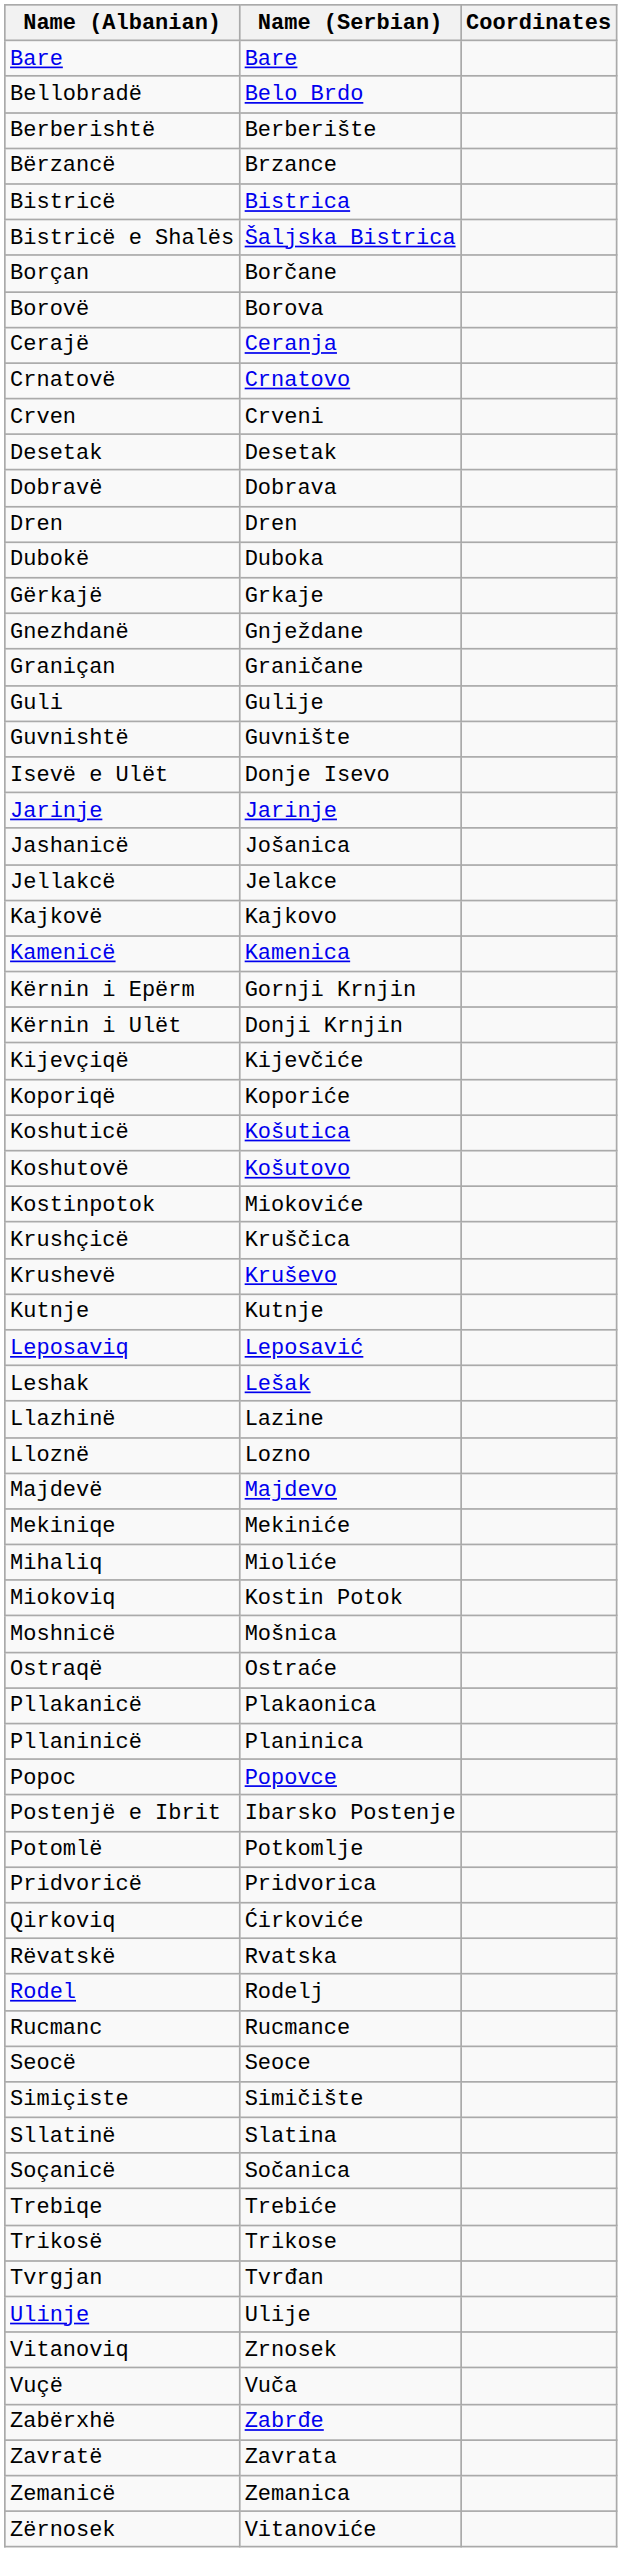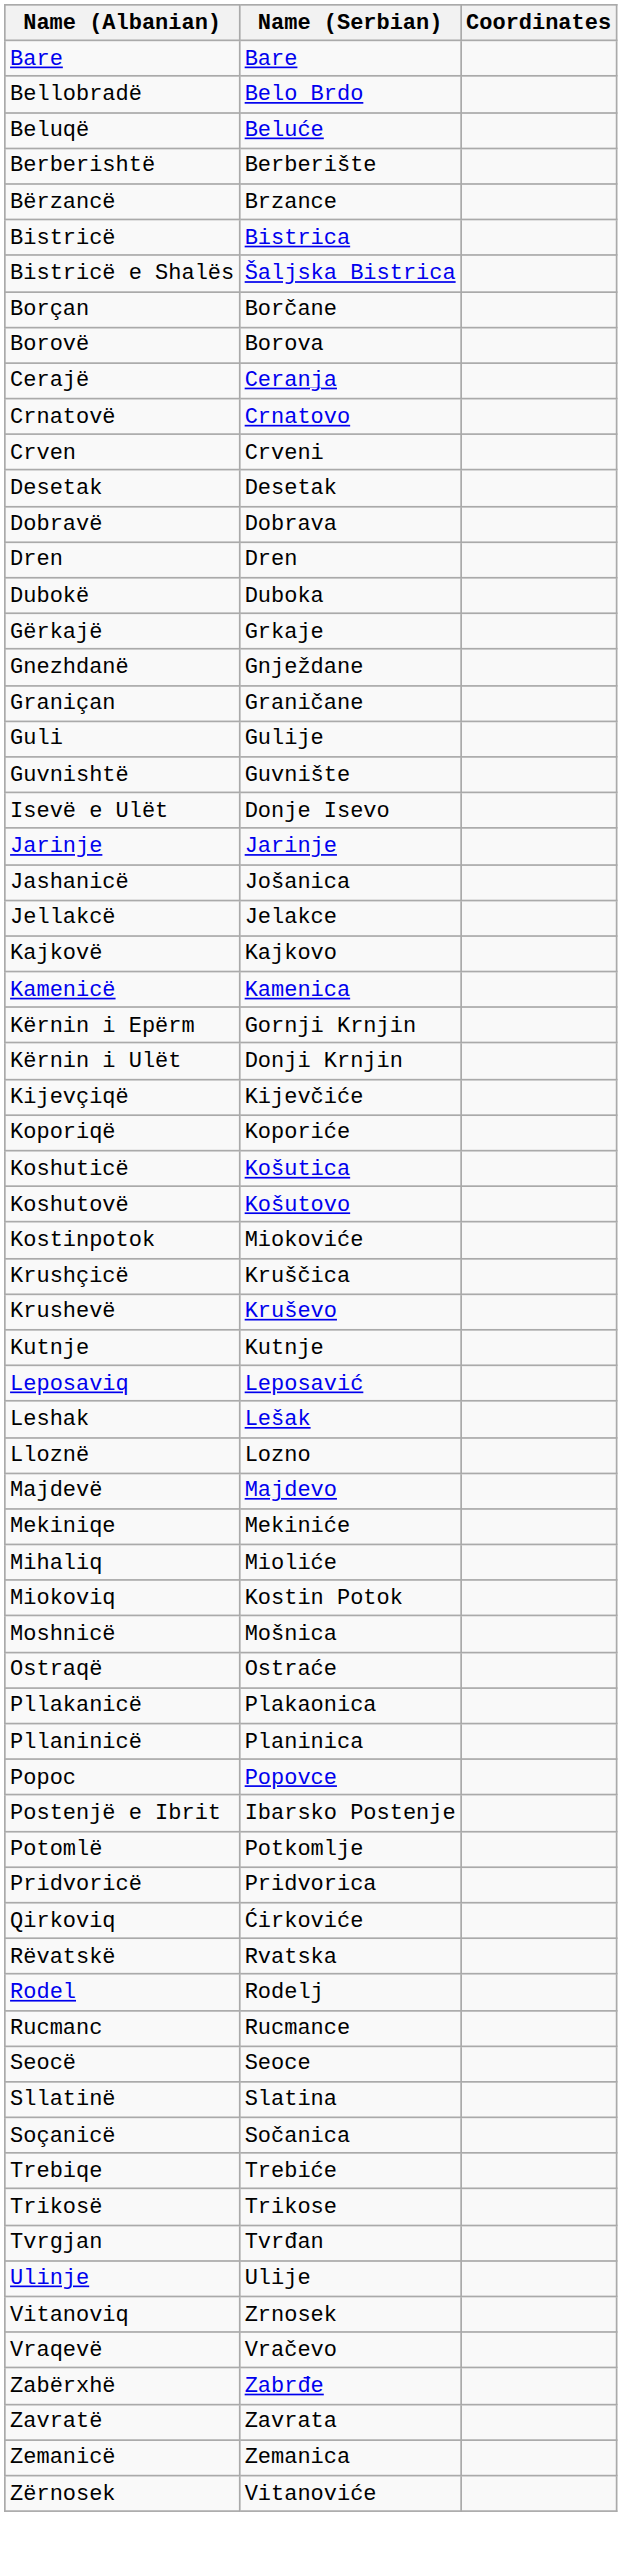+ row: (50, 130)
- row: (63, 1419)
- row: (69, 2100)
+ row: (56, 2350)
- row: (36, 2386)
